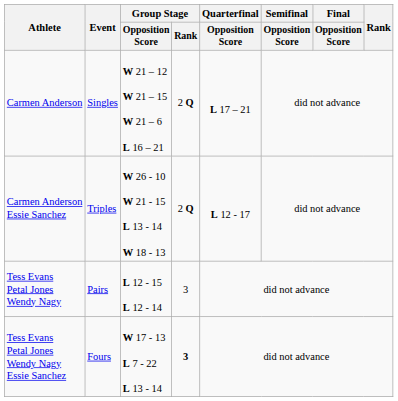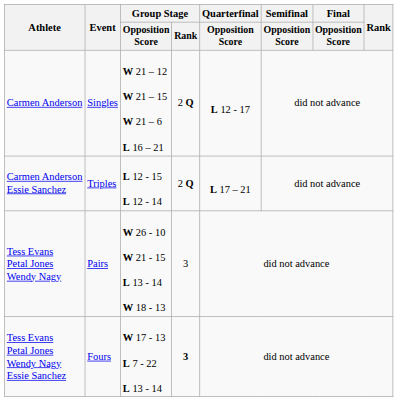(230, 109) L 17 – 21 -> (230, 109) L 12 - 17
(144, 215) W 26 - 10 W 21 - 15 L 13 - 14 W 18 - 13 -> (142, 189) L 12 - 15 L 12 - 14
(230, 215) L 12 - 17 -> (230, 189) L 17 – 21
(142, 295) L 12 - 15 L 12 - 14 -> (144, 270) W 26 - 10 W 21 - 15 L 13 - 14 W 18 - 13
